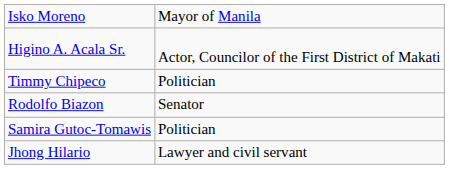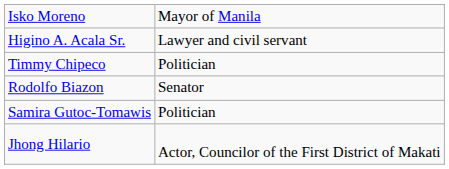(299, 57) Actor, Councilor of the First District of Makati -> (232, 40) Lawyer and civil servant
(232, 152) Lawyer and civil servant -> (299, 152) Actor, Councilor of the First District of Makati
